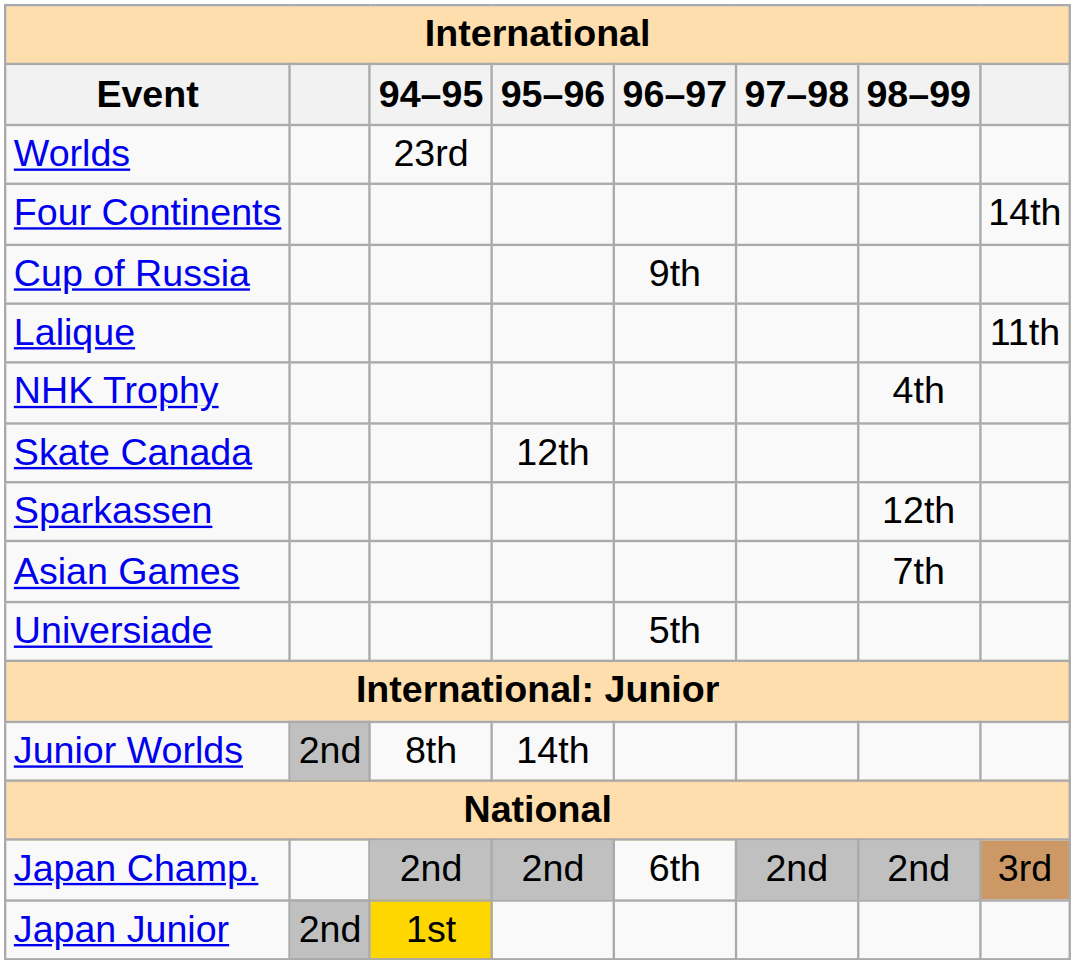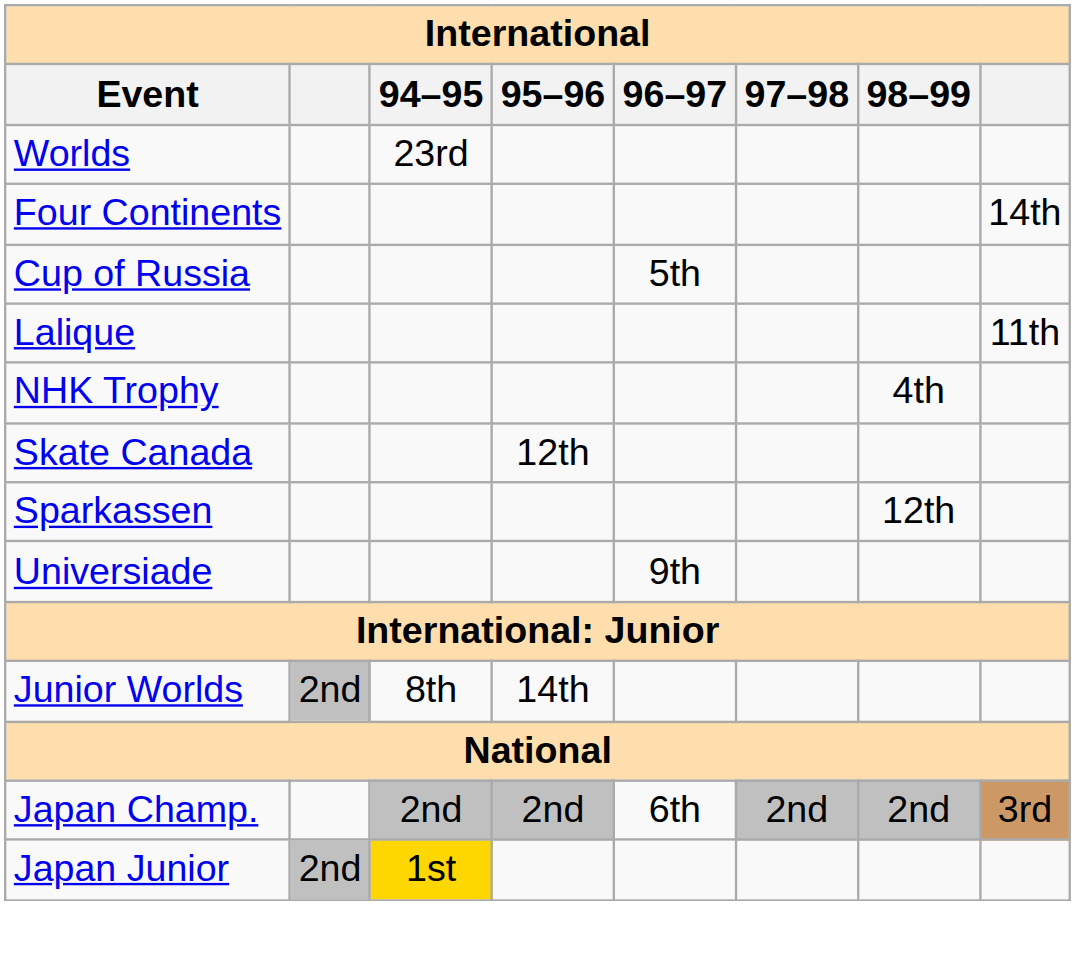(675, 272) 9th -> (675, 272) 5th
- row: (127, 570)
(675, 630) 5th -> (675, 570) 9th
